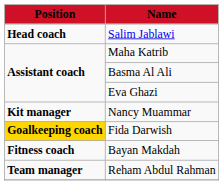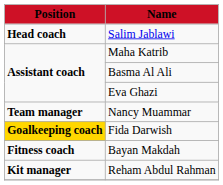(39, 112) Kit manager -> (45, 112) Team manager
(45, 170) Team manager -> (39, 170) Kit manager
